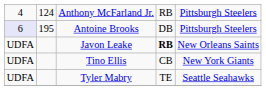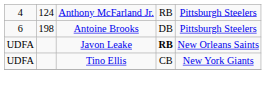(20, 28) lavender background -> (20, 28) no background
(46, 28) 195 -> (46, 28) 198
- row: (106, 77)
